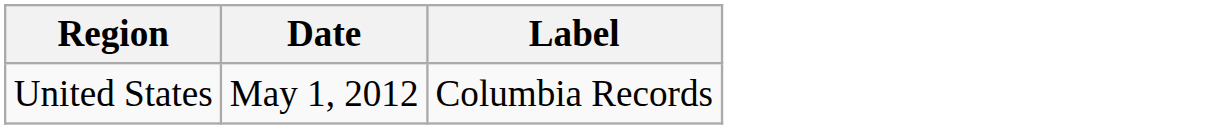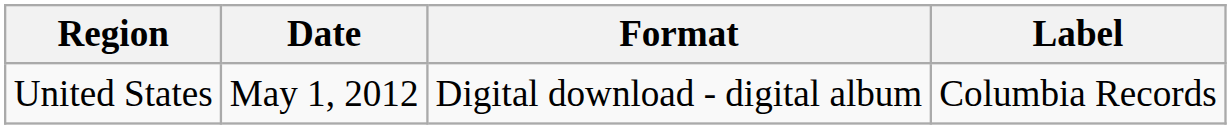+ column: (679, 33)
